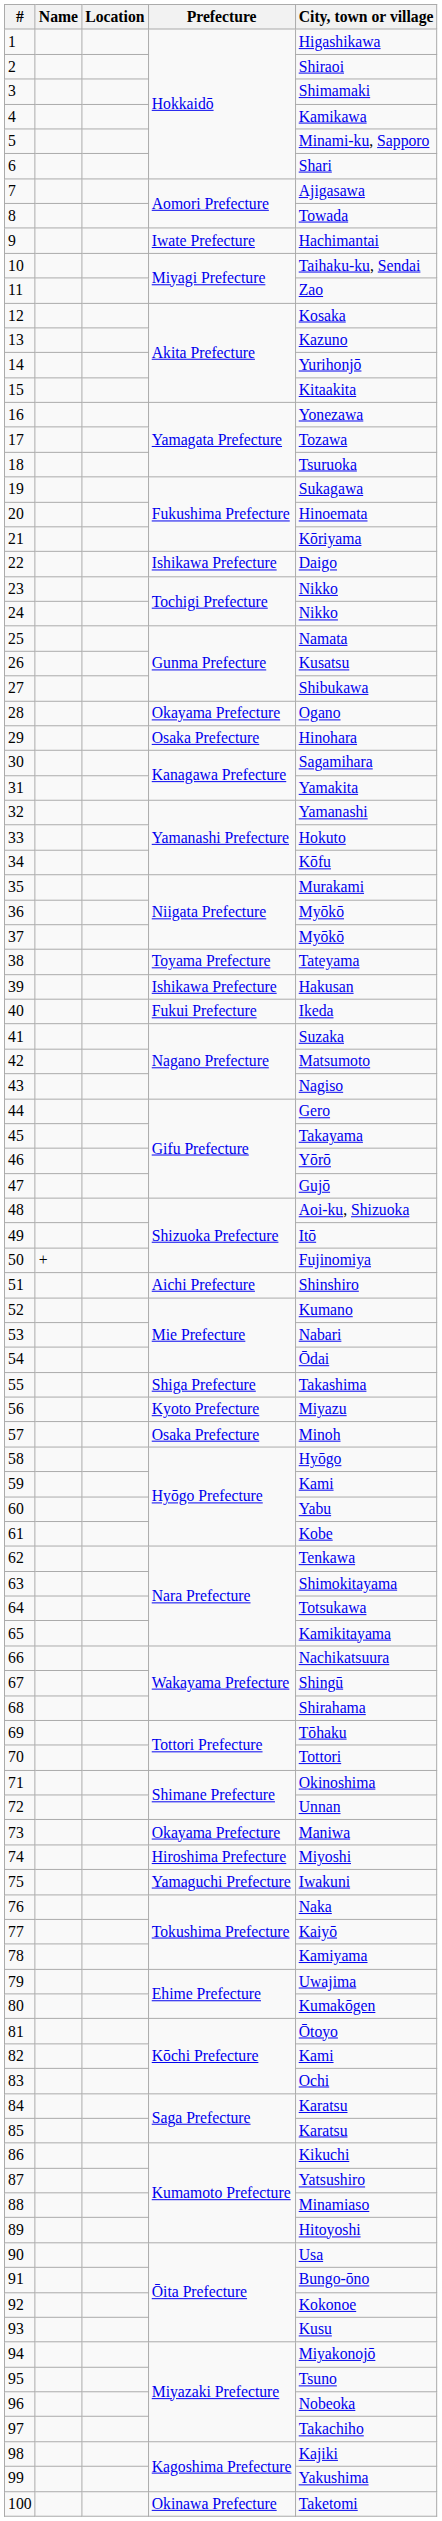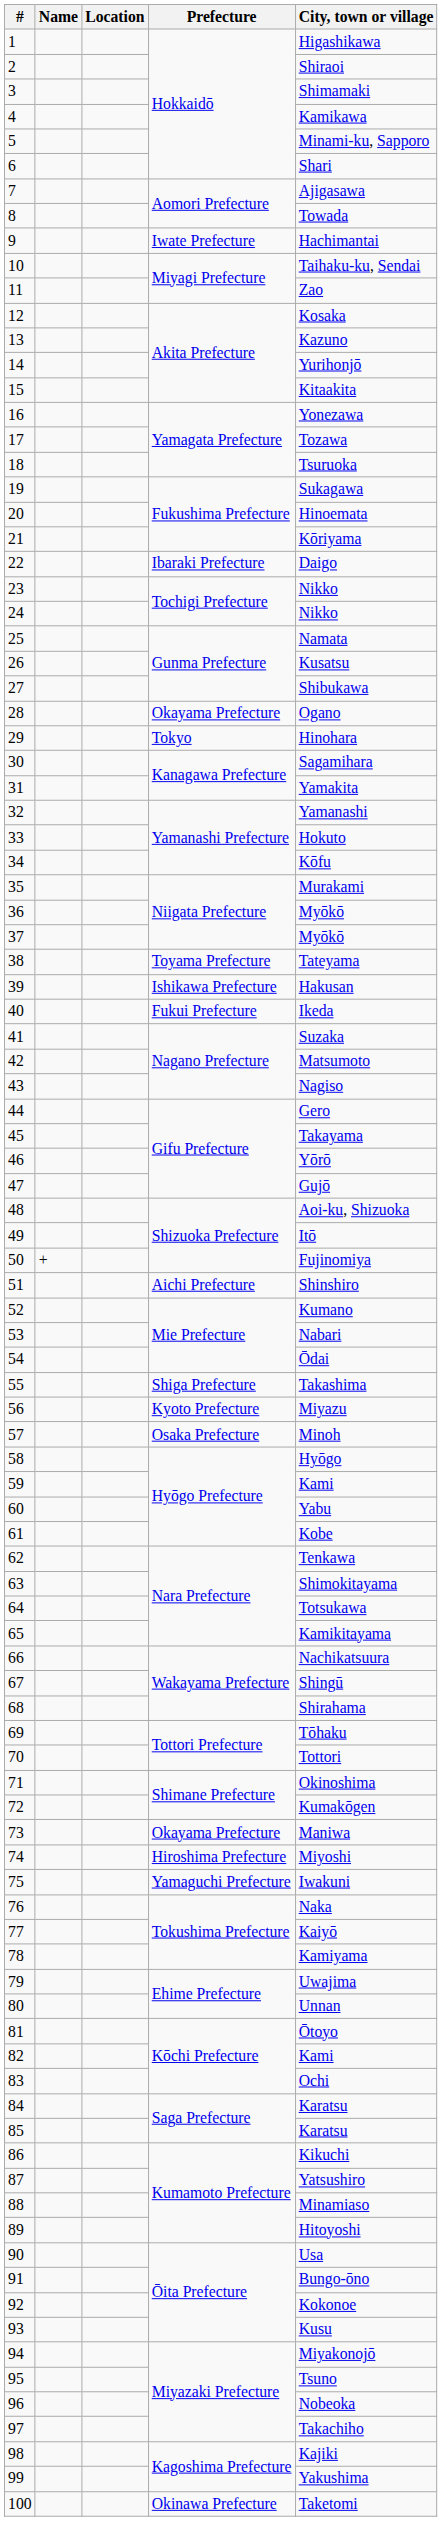(214, 564) Ishikawa Prefecture -> (208, 564) Ibaraki Prefecture
(205, 738) Osaka Prefecture -> (172, 738) Tokyo
(320, 1807) Unnan -> (337, 1807) Kumakōgen
(337, 2006) Kumakōgen -> (320, 2006) Unnan
